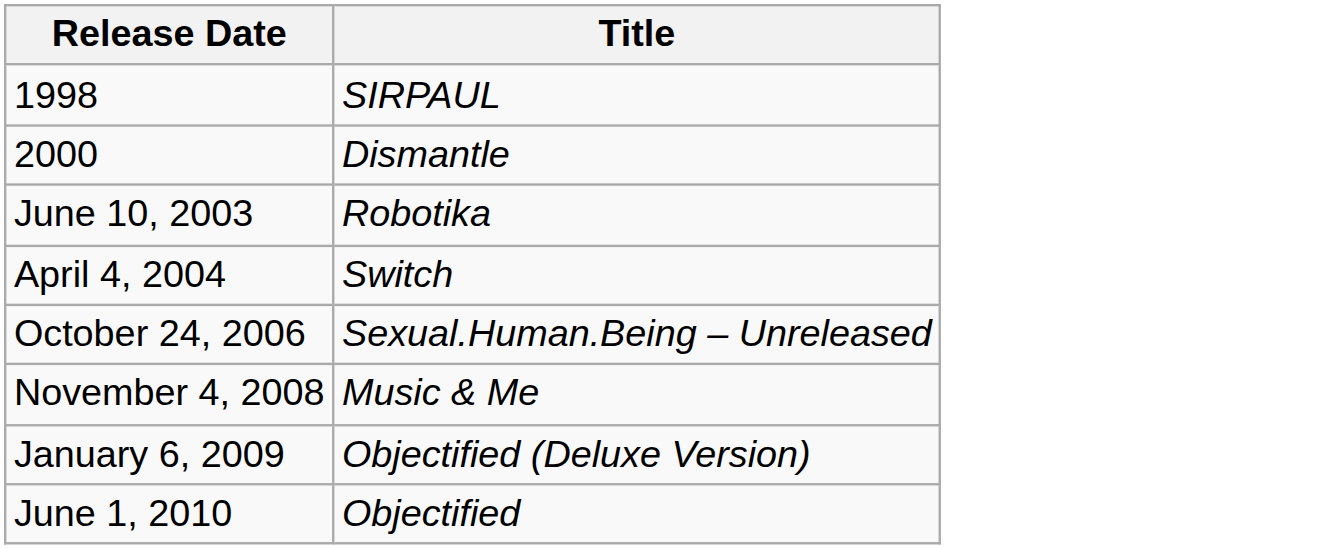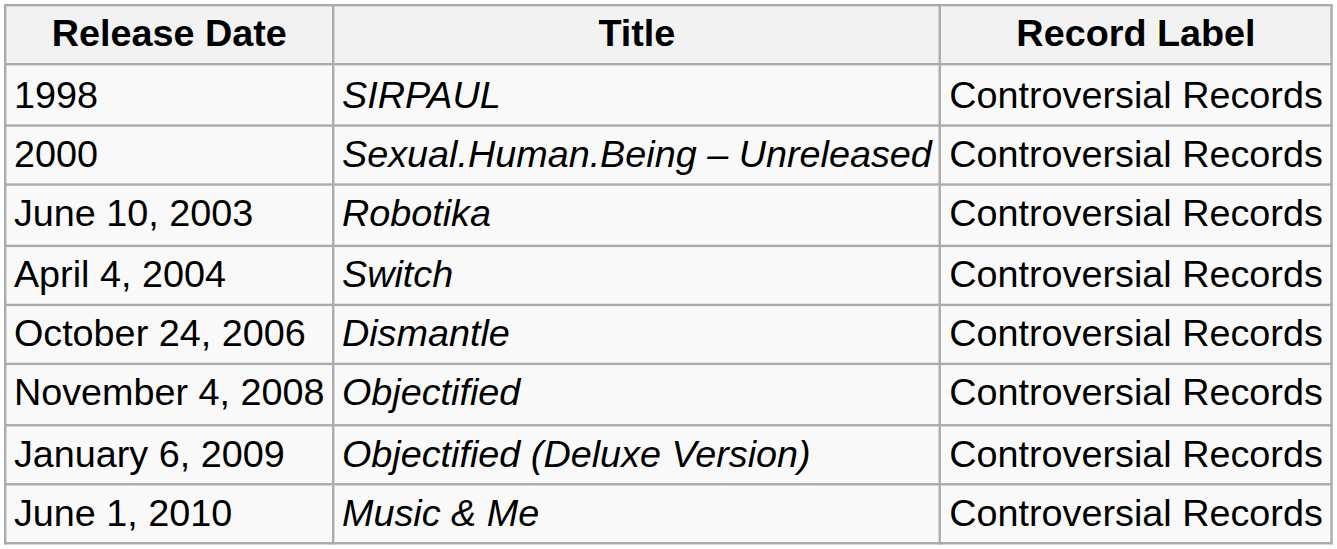+ column: (1136, 34)
(426, 154) Dismantle -> (637, 154) Sexual.Human.Being – Unreleased
(637, 333) Sexual.Human.Being – Unreleased -> (426, 333) Dismantle
(441, 393) Music & Me -> (431, 393) Objectified
(431, 513) Objectified -> (441, 513) Music & Me
